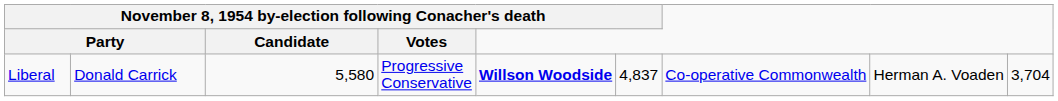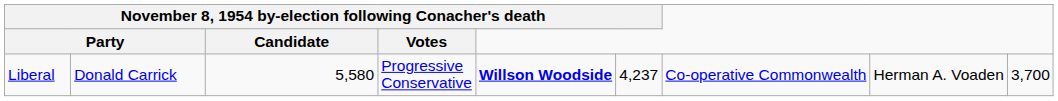(639, 74) 4,837 -> (639, 74) 4,237
(1030, 74) 3,704 -> (1030, 74) 3,700
